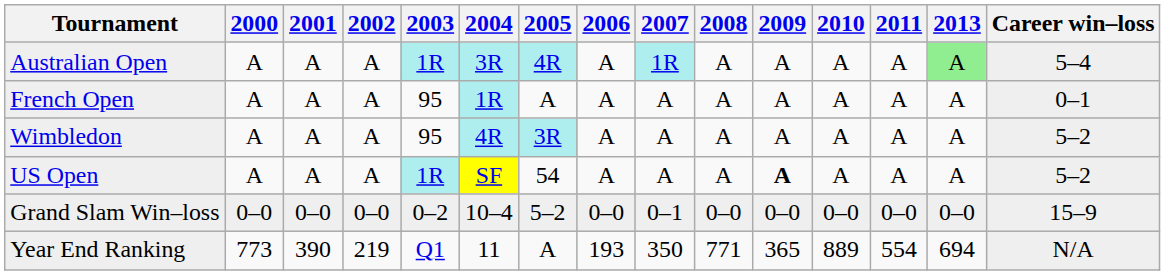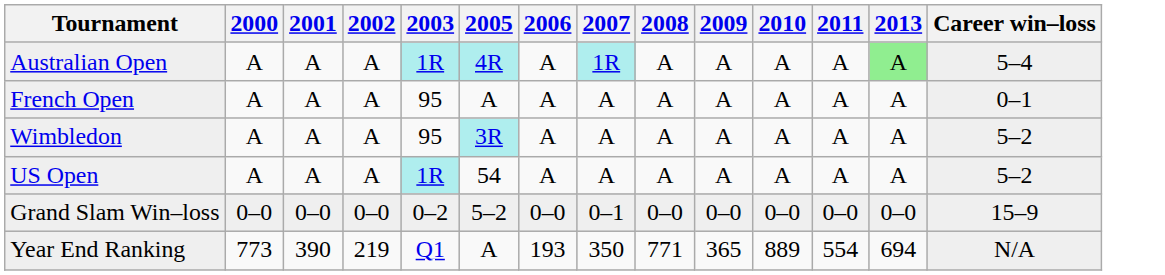- column: (489, 23)
(782, 174) bold -> (724, 174) normal
